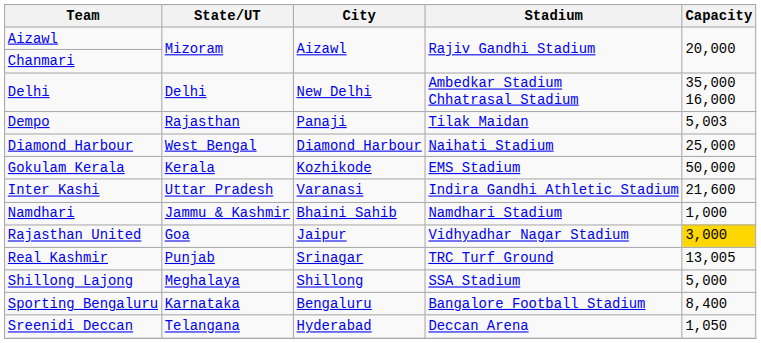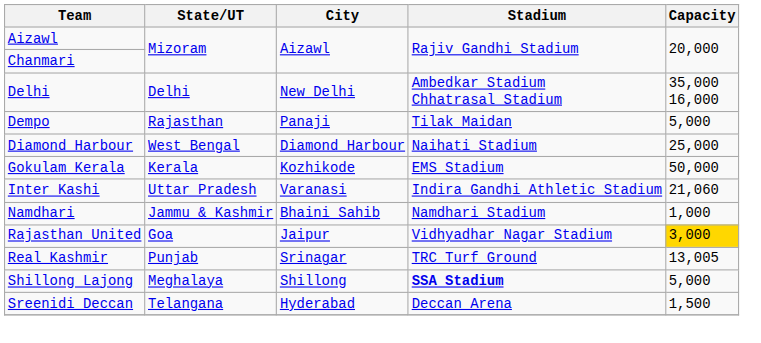(706, 123) 5,003 -> (690, 123) 5,000
(711, 191) 21,600 -> (694, 191) 21,060
(474, 281) normal -> (458, 281) bold
- row: (83, 304)
(706, 327) 1,050 -> (690, 304) 1,500
